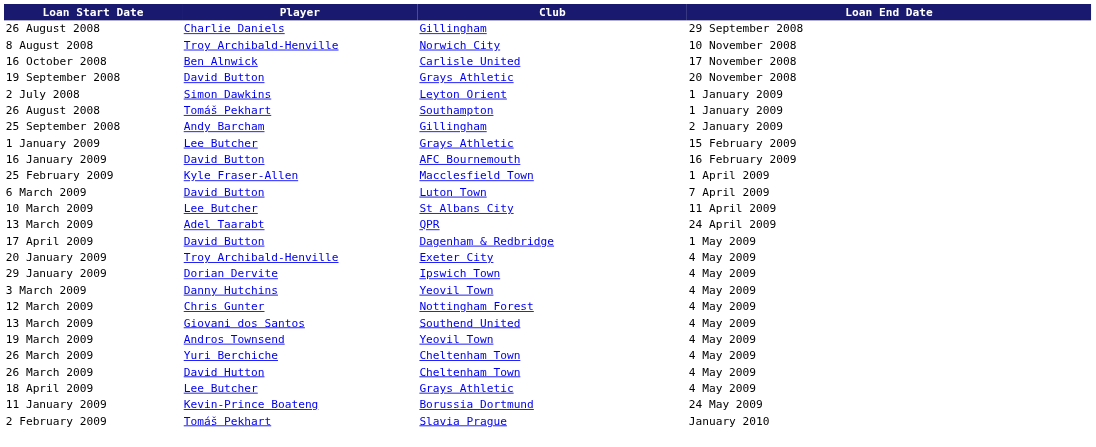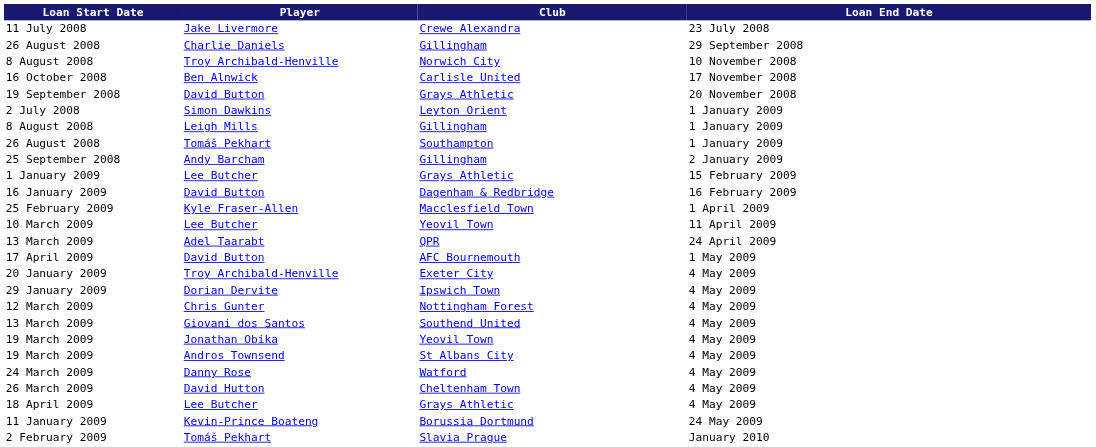+ row: (46, 29)
+ row: (49, 127)
(470, 159) AFC Bournemouth -> (487, 192) Dagenham & Redbridge
- row: (46, 192)
(467, 208) St Albans City -> (456, 225) Yeovil Town
(487, 241) Dagenham & Redbridge -> (470, 257) AFC Bournemouth
- row: (46, 290)
+ row: (49, 339)
(456, 339) Yeovil Town -> (467, 355) St Albans City
+ row: (49, 372)
- row: (49, 355)
